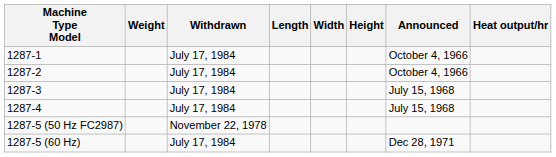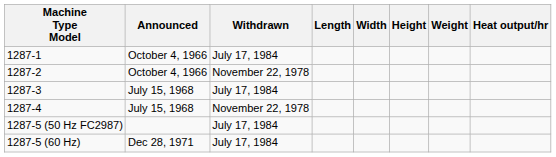columns swapped: (428, 25) <-> (146, 25)
(202, 73) July 17, 1984 -> (261, 73) November 22, 1978
(202, 108) July 17, 1984 -> (261, 108) November 22, 1978
(218, 125) November 22, 1978 -> (245, 125) July 17, 1984
